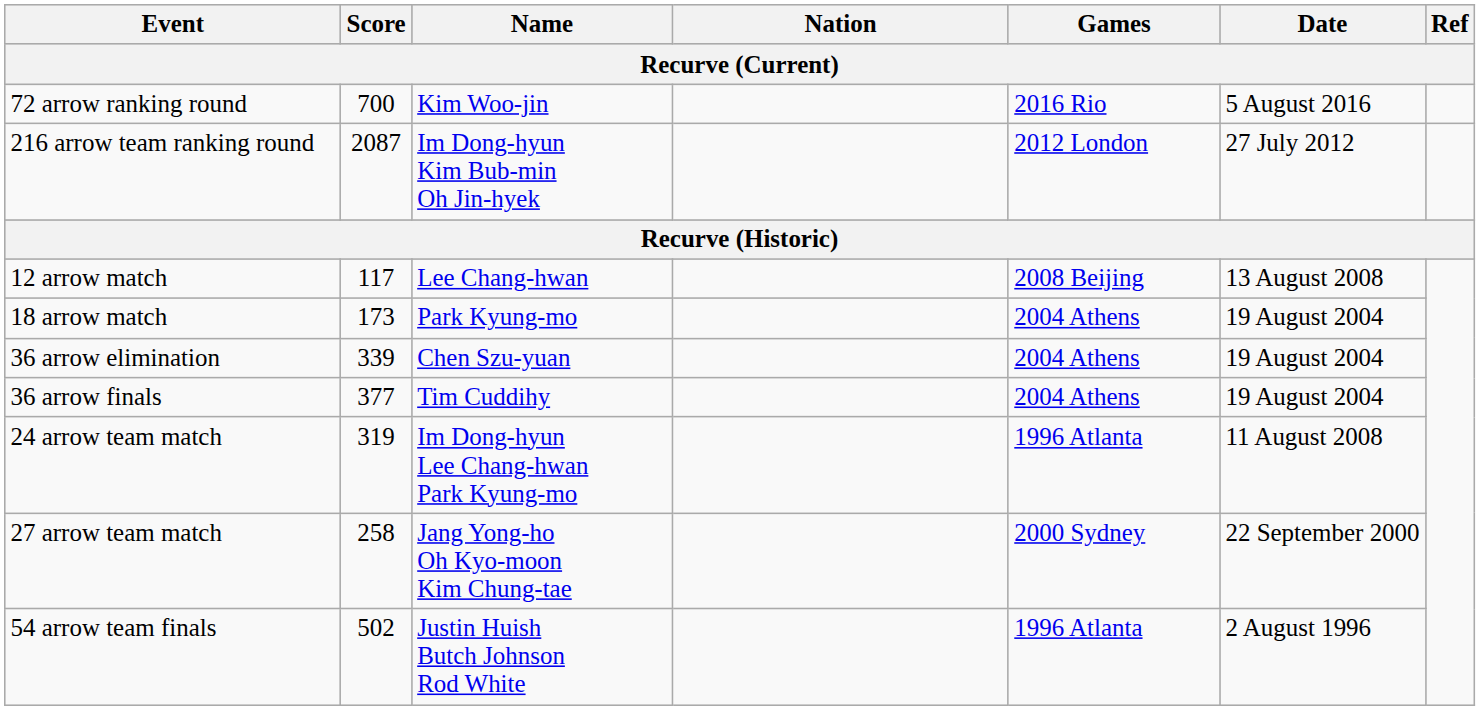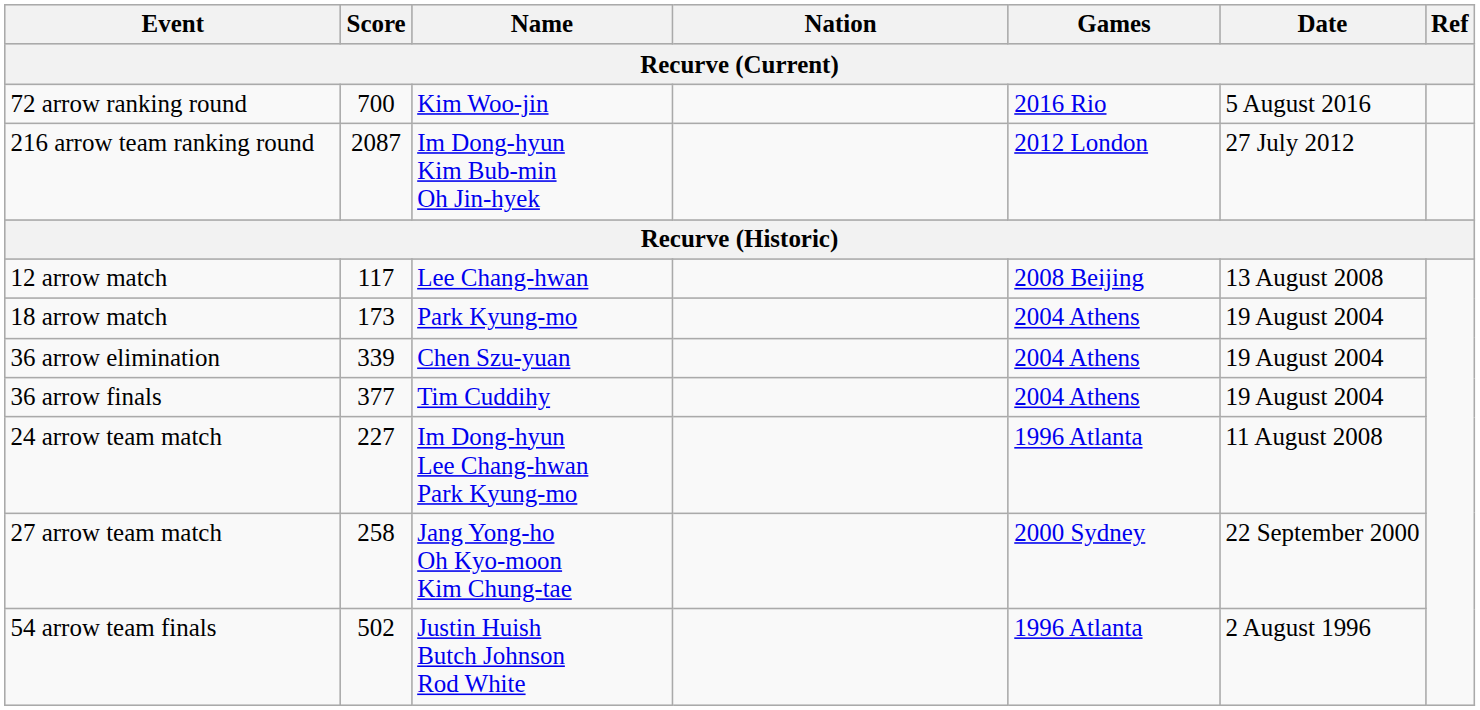(376, 436) 319 -> (376, 436) 227
